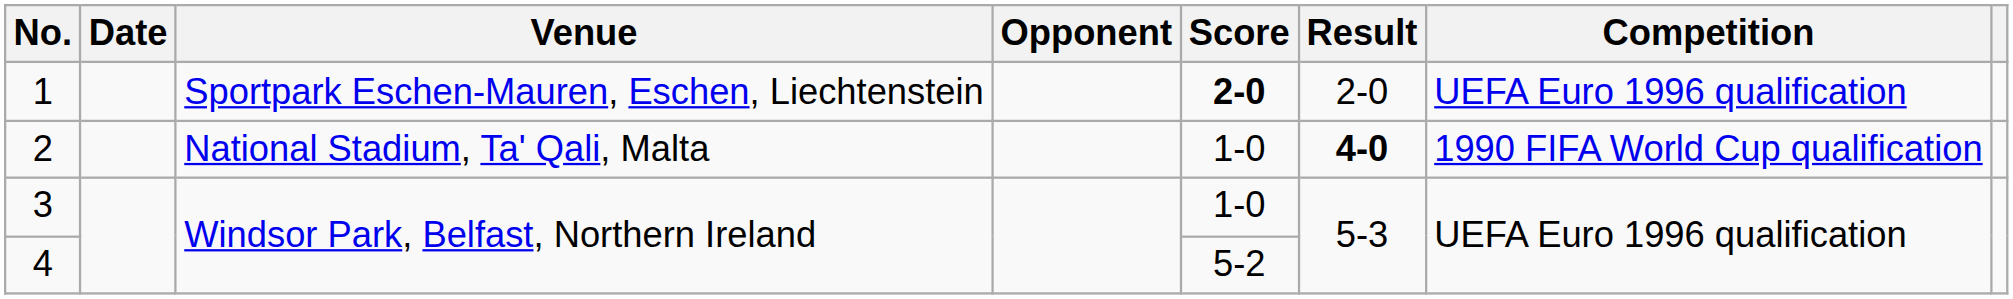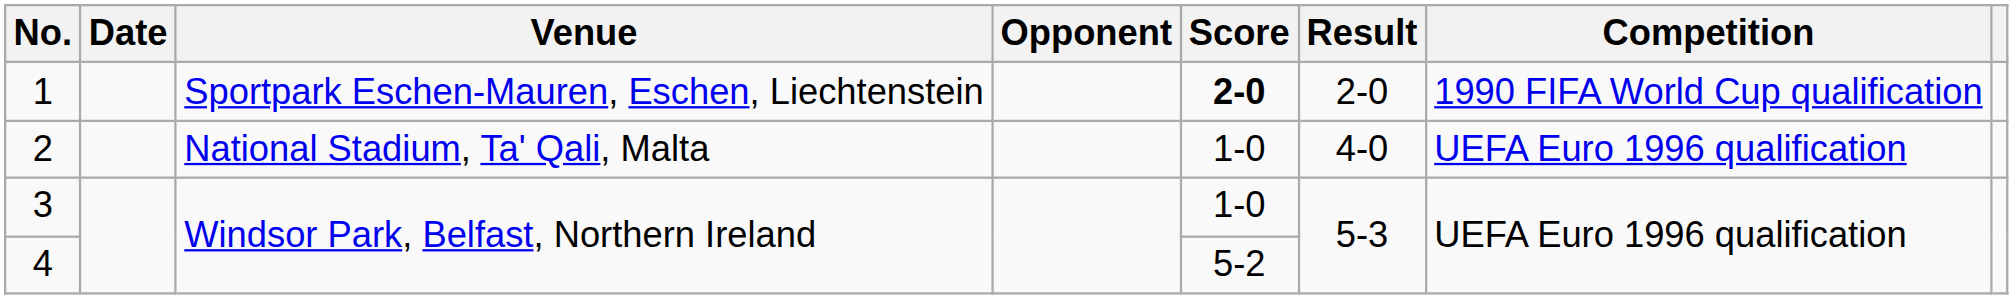(1670, 90) UEFA Euro 1996 qualification -> (1708, 90) 1990 FIFA World Cup qualification
(1362, 148) bold -> (1362, 148) normal
(1708, 148) 1990 FIFA World Cup qualification -> (1670, 148) UEFA Euro 1996 qualification
